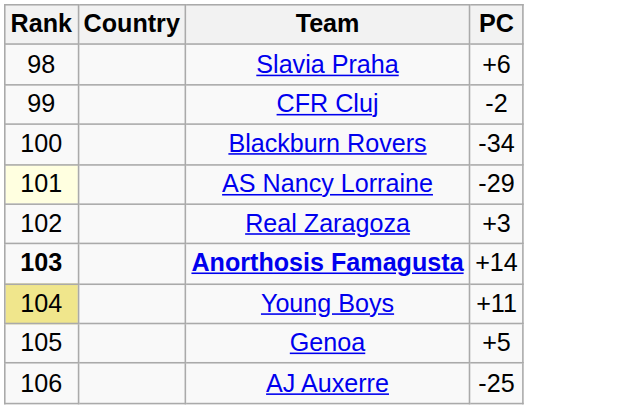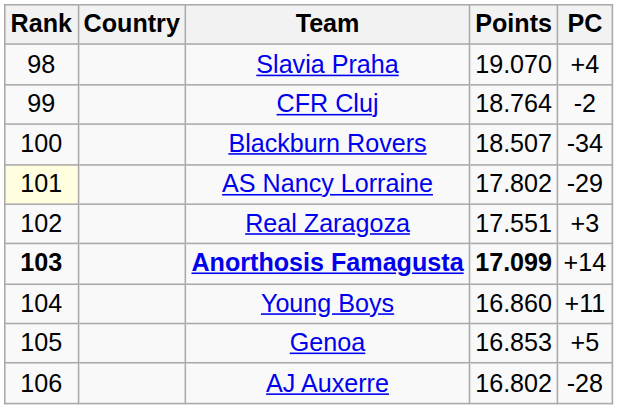+ column: (514, 24)
(496, 64) +6 -> (585, 64) +4
(41, 303) khaki background -> (41, 303) no background
(496, 382) -25 -> (585, 382) -28
